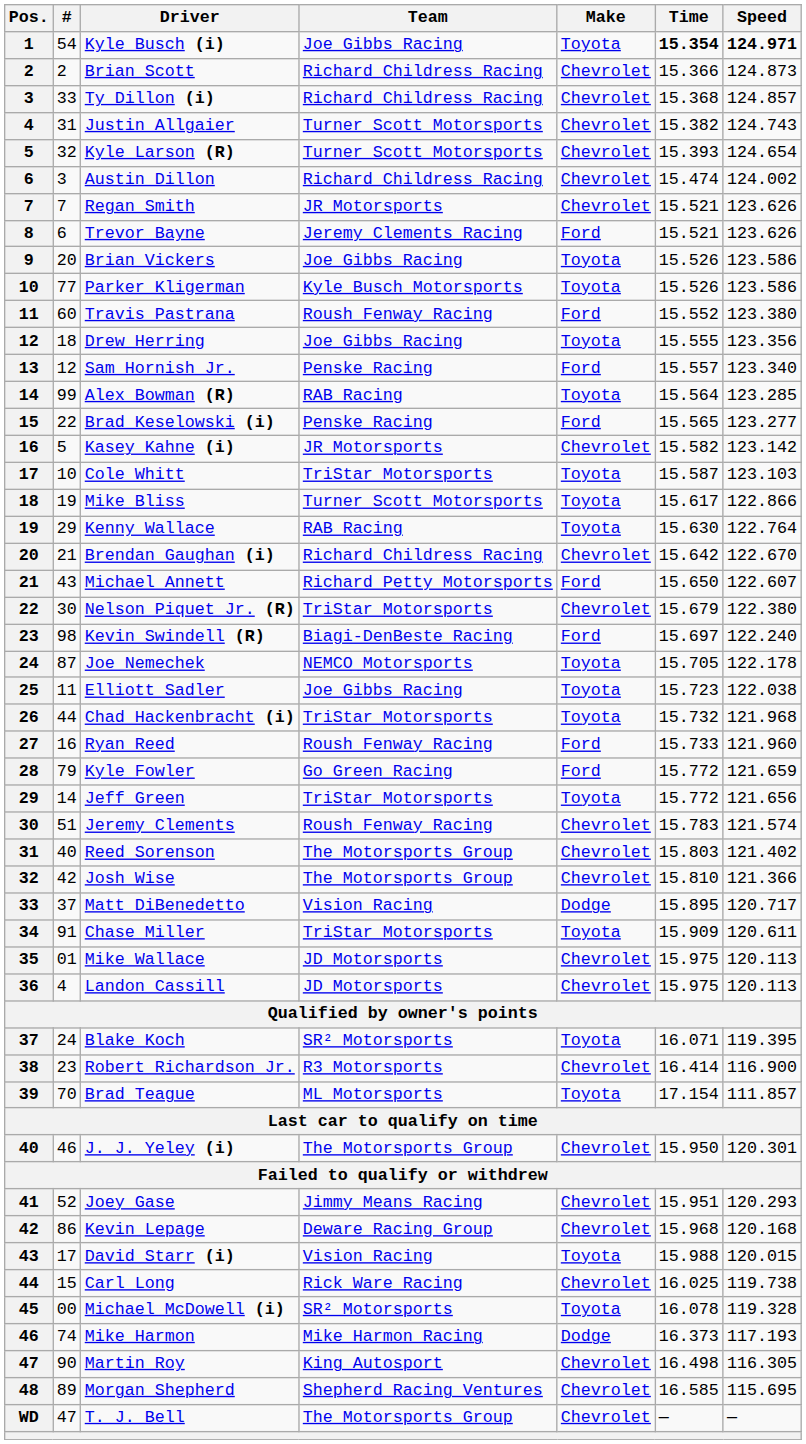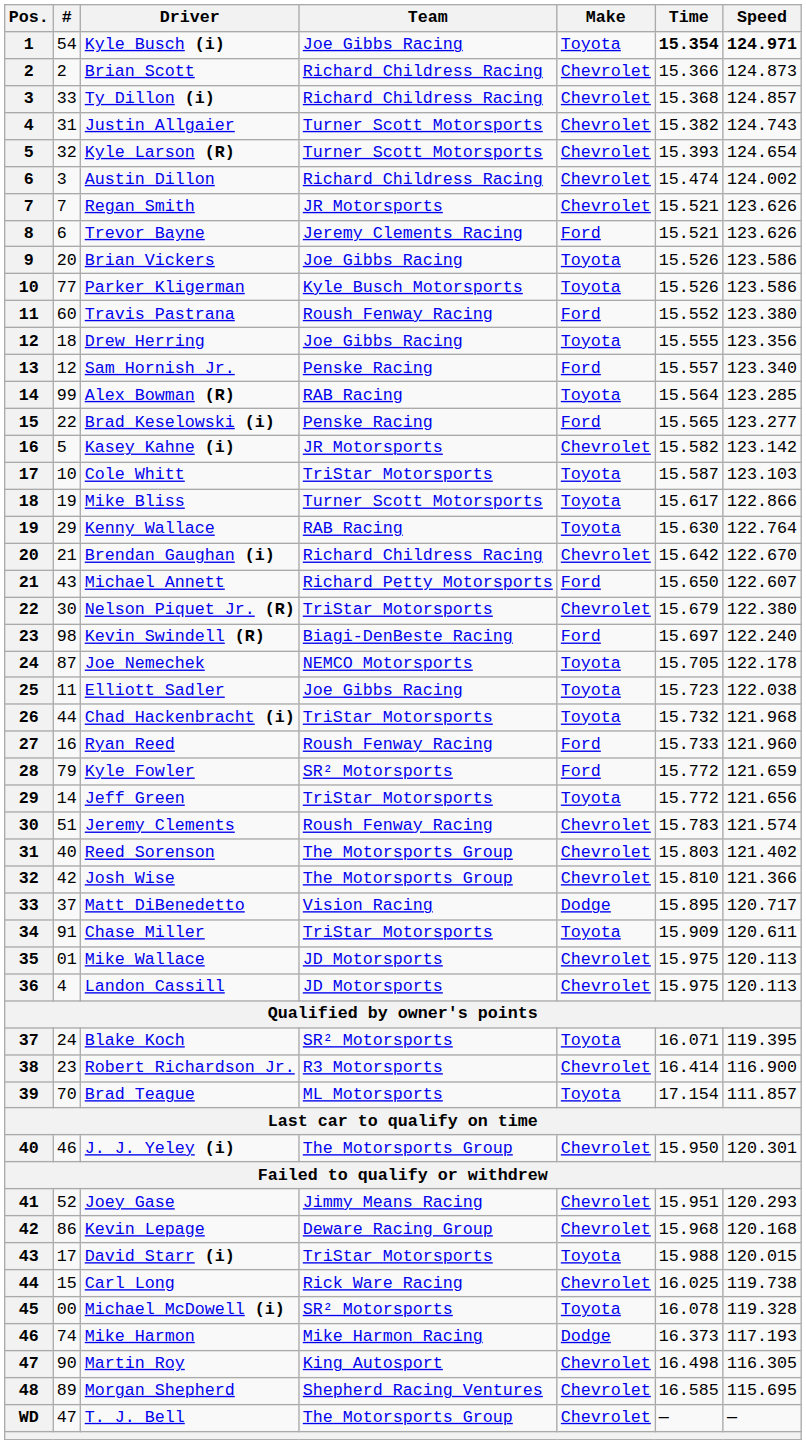(378, 772) Go Green Racing -> (378, 772) SR² Motorsports
(368, 1257) Vision Racing -> (398, 1257) TriStar Motorsports
